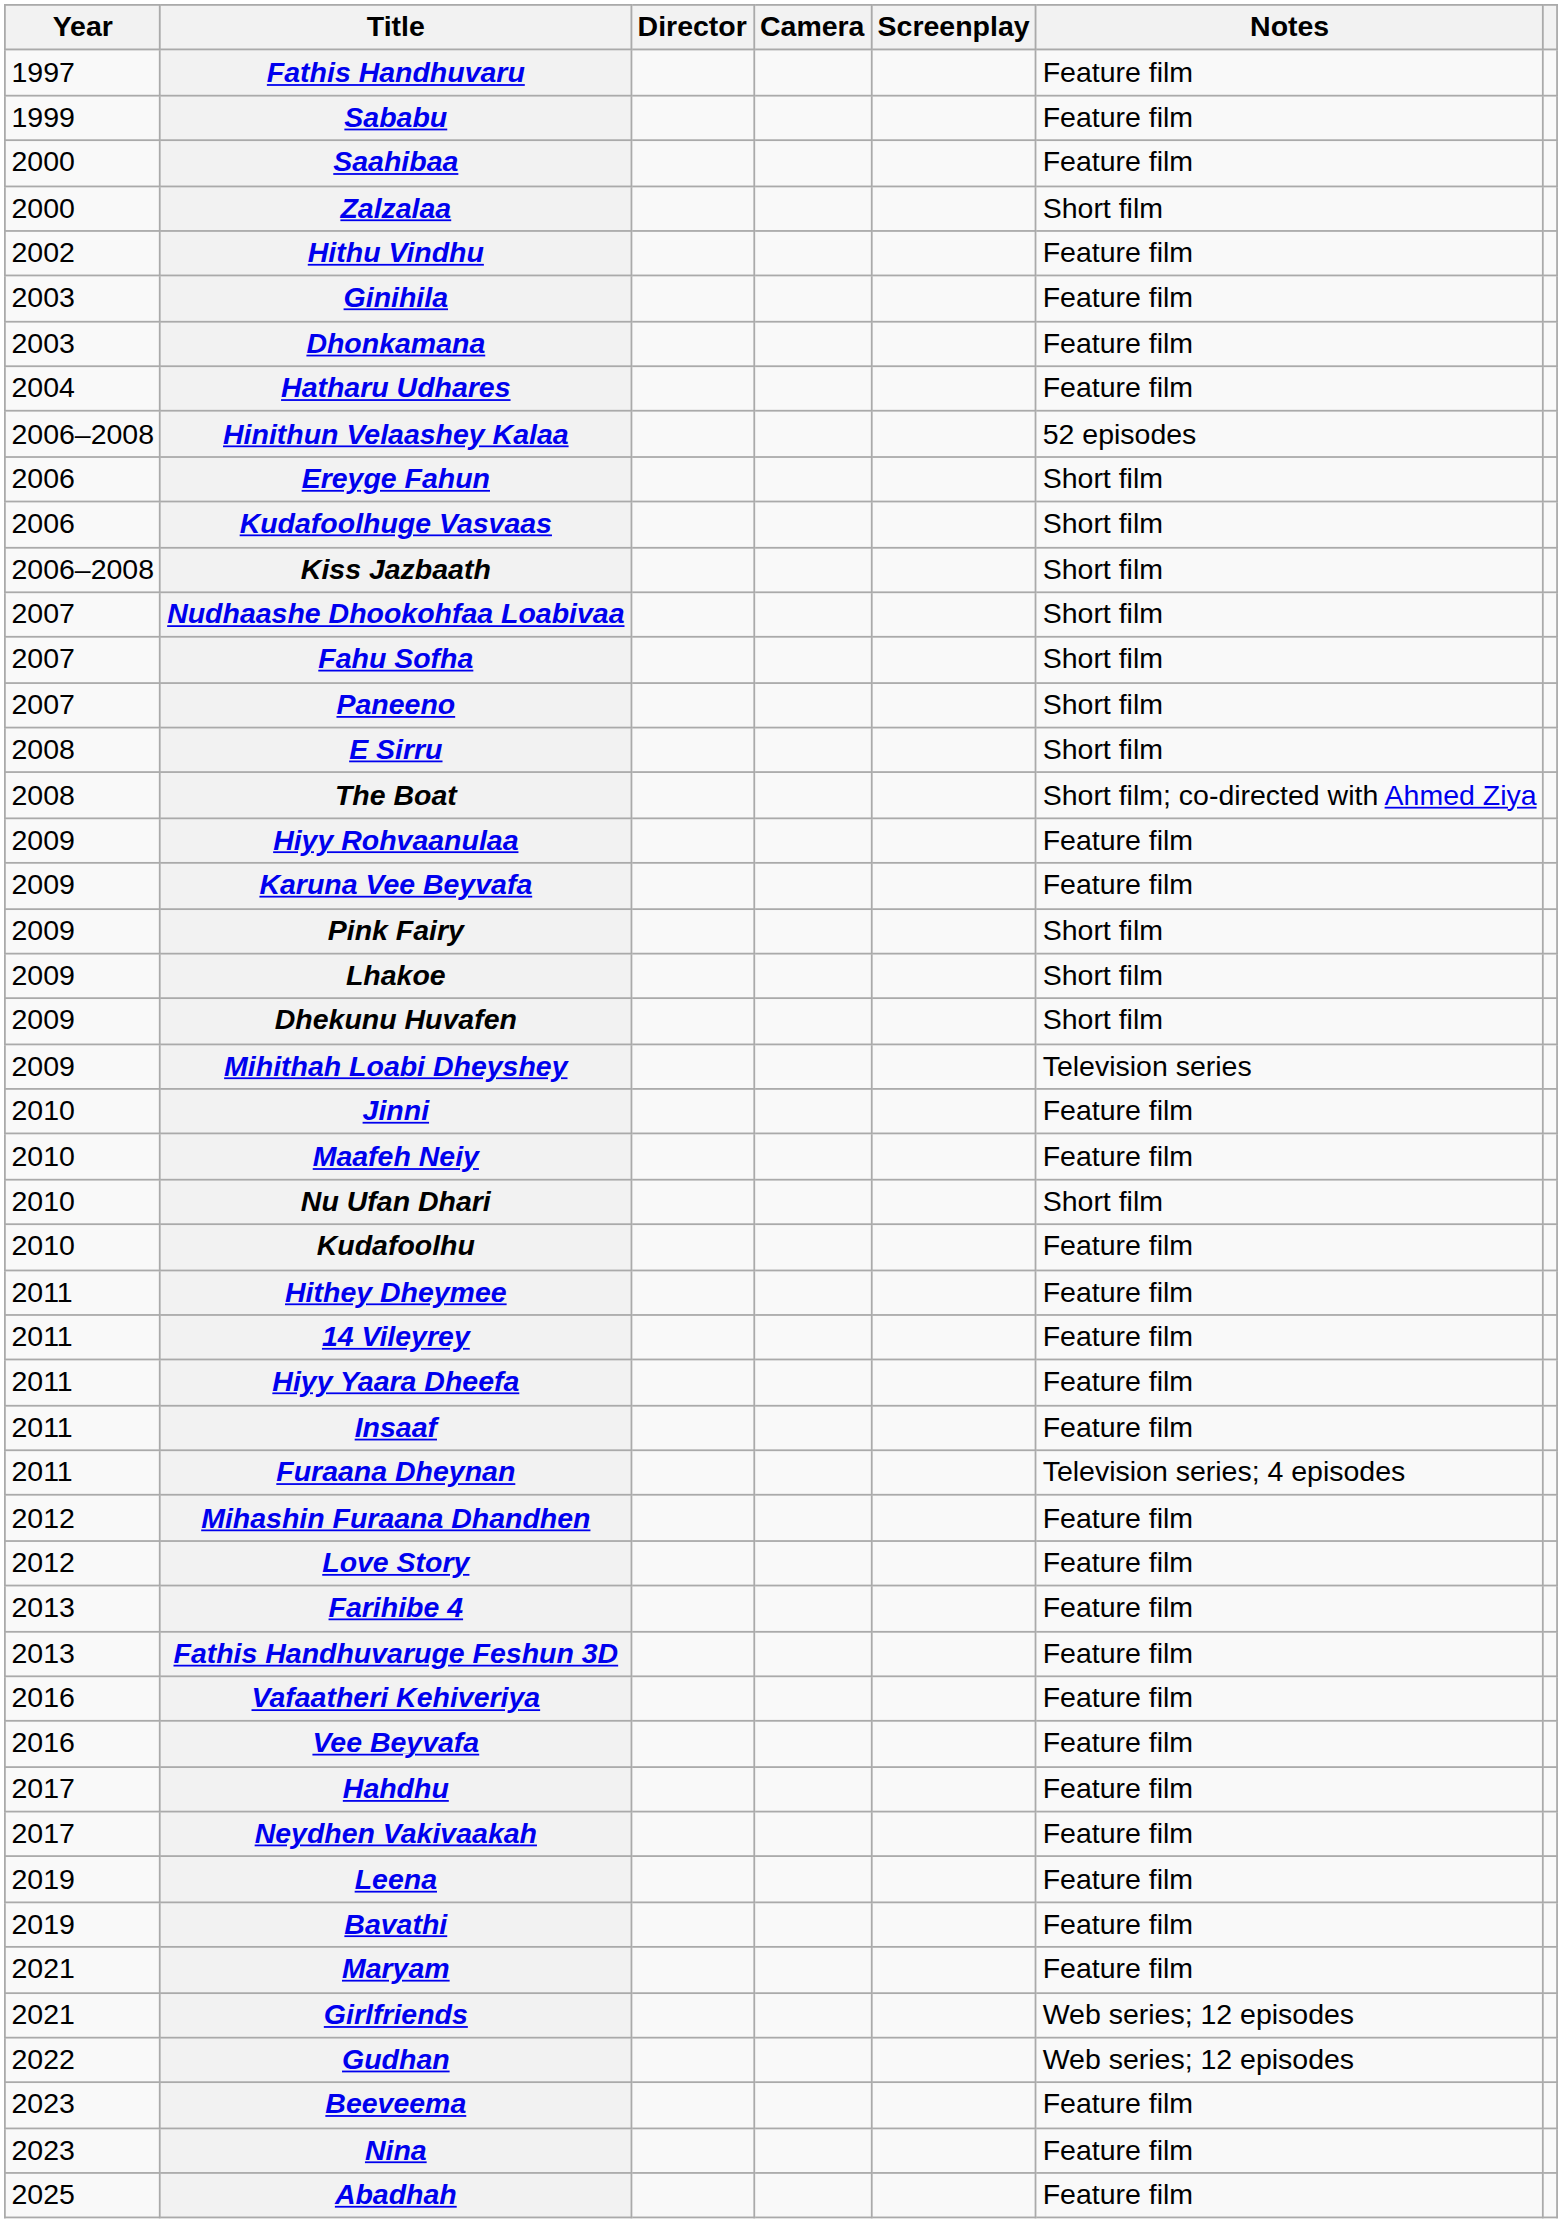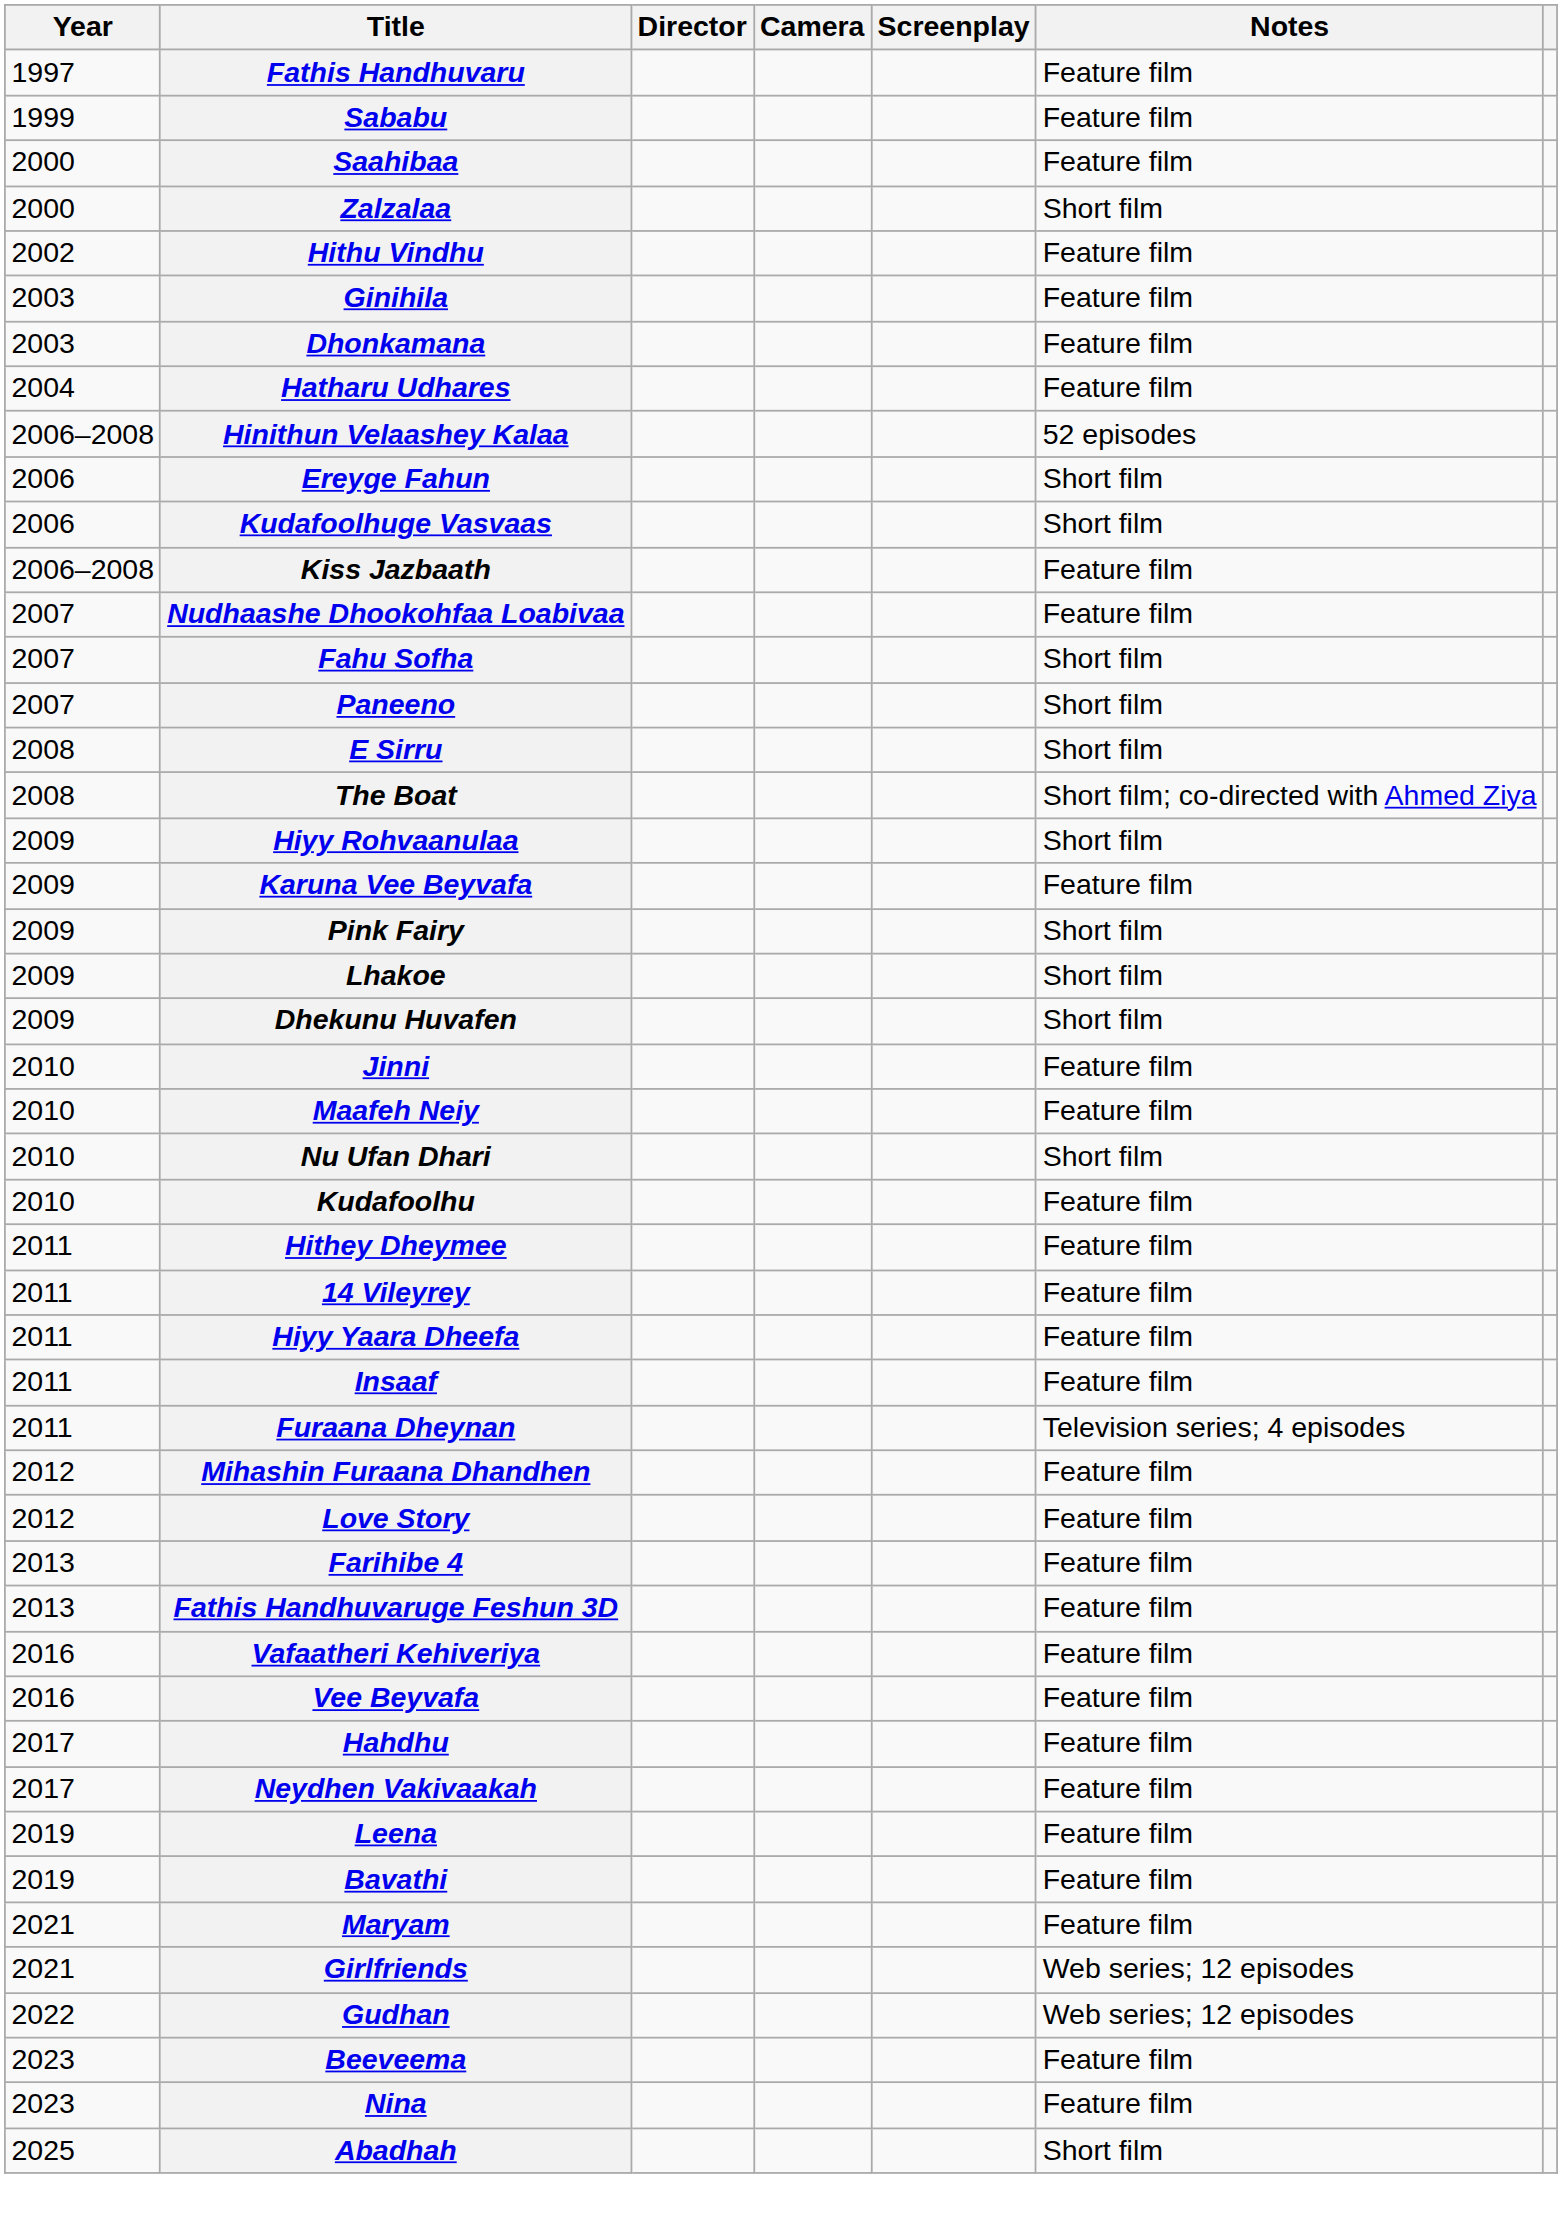(1103, 569) Short film -> (1118, 569) Feature film
(1103, 614) Short film -> (1118, 614) Feature film
(1118, 840) Feature film -> (1103, 840) Short film
- row: (396, 1065)
(1118, 2195) Feature film -> (1103, 2149) Short film
